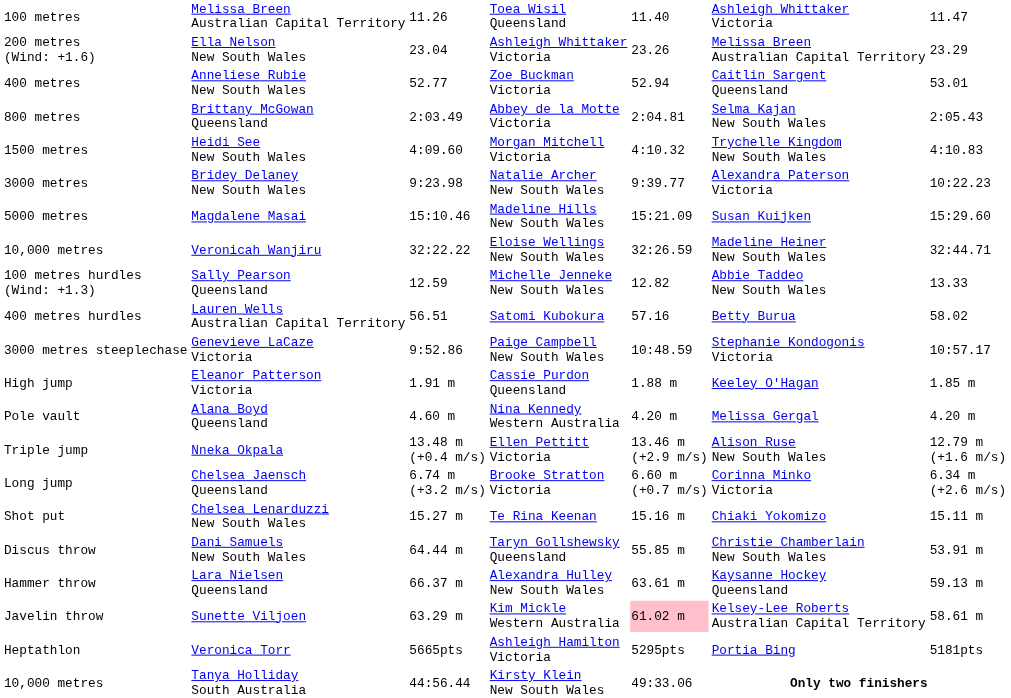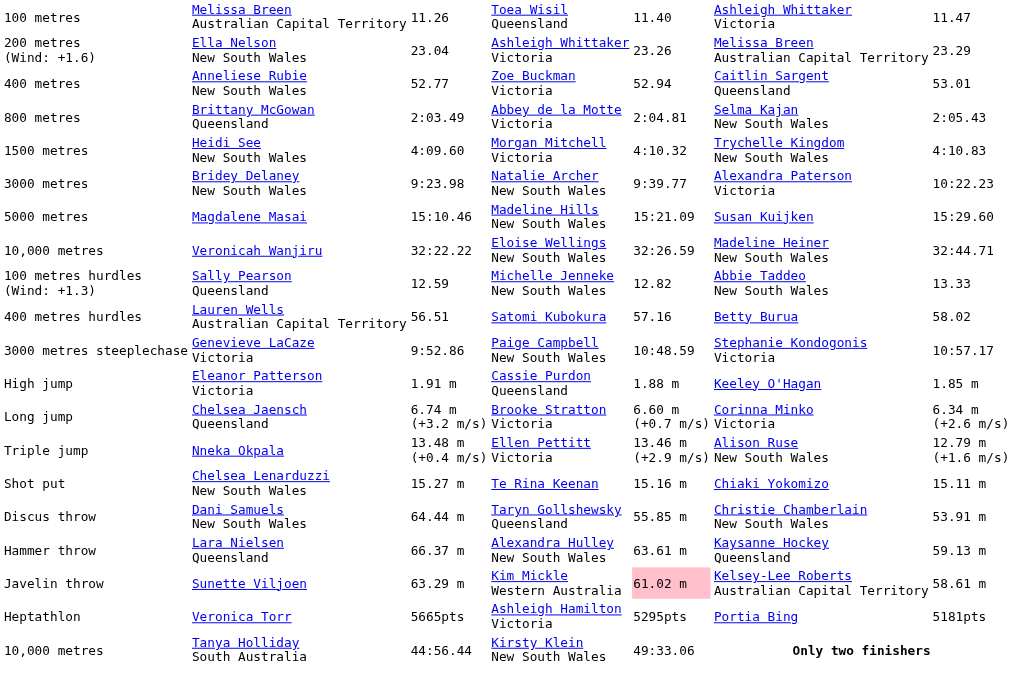- row: (230, 416)
rows swapped: (249, 483) <-> (237, 450)
